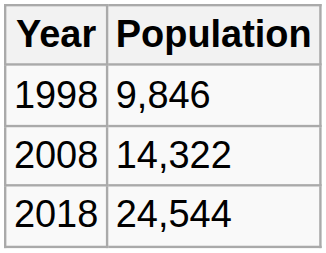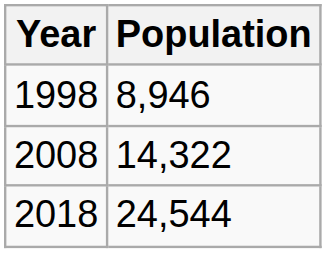(163, 94) 9,846 -> (163, 94) 8,946
